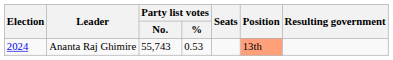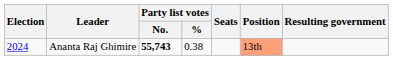(156, 47) normal -> (156, 47) bold
(194, 47) 0.53 -> (194, 47) 0.38
